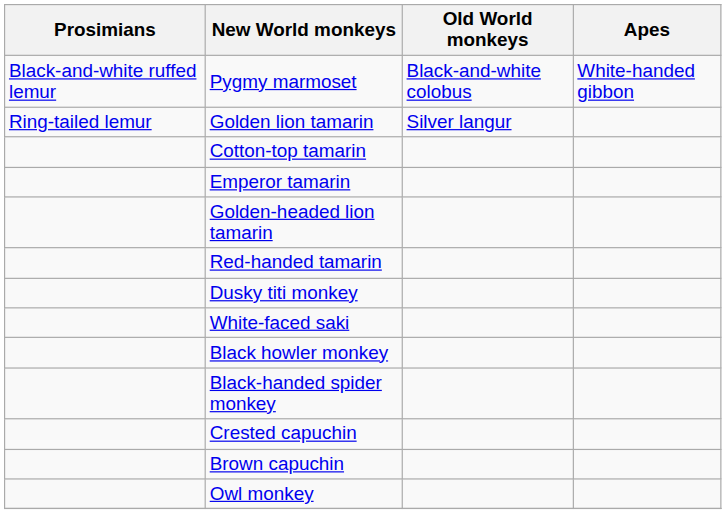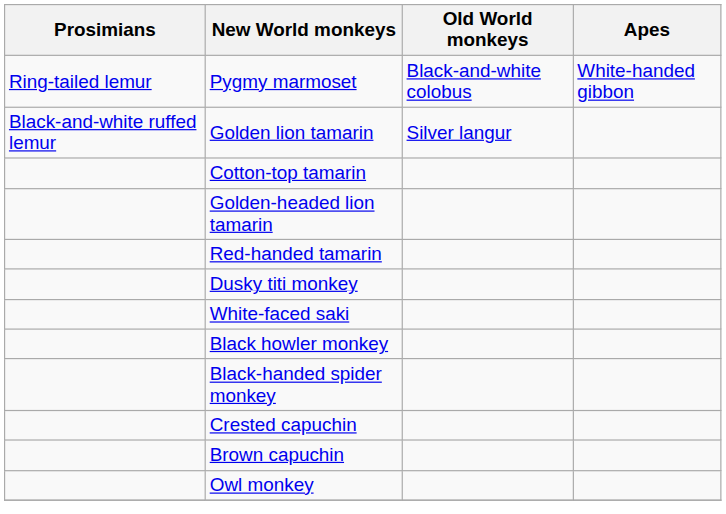(103, 81) Black-and-white ruffed lemur -> (80, 81) Ring-tailed lemur
(80, 121) Ring-tailed lemur -> (103, 132) Black-and-white ruffed lemur
- row: (280, 181)
